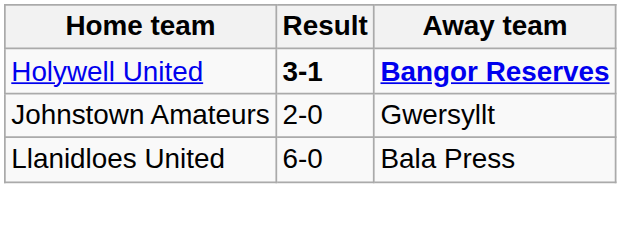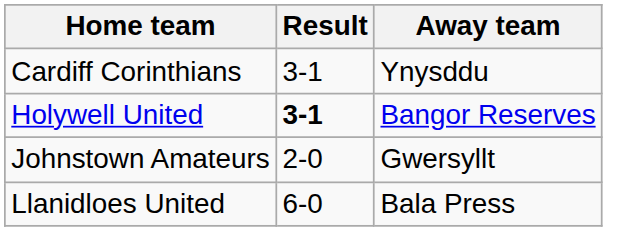+ row: (126, 70)
(495, 70) bold -> (488, 114) normal
